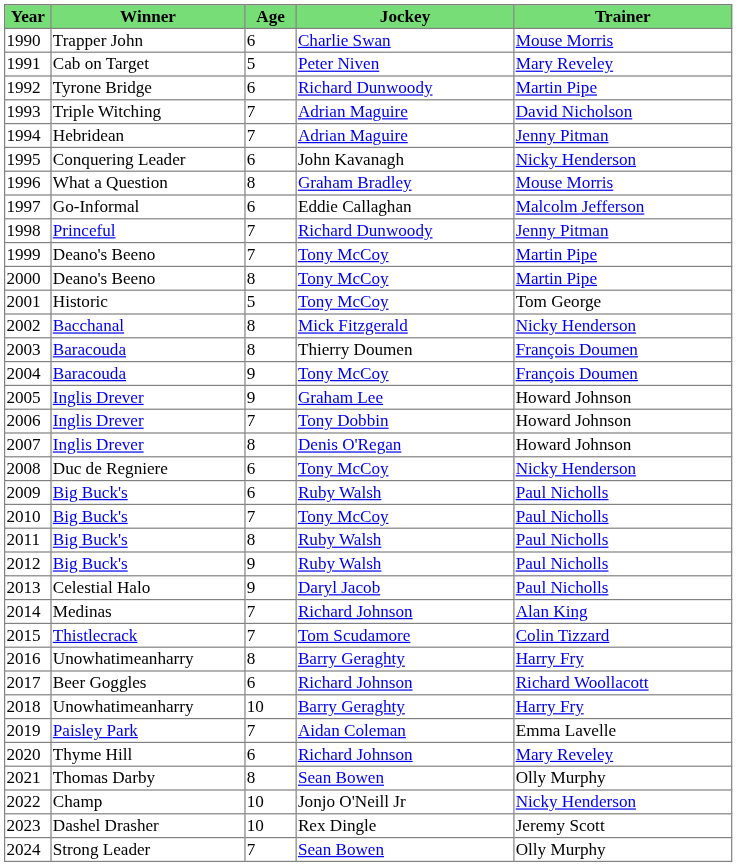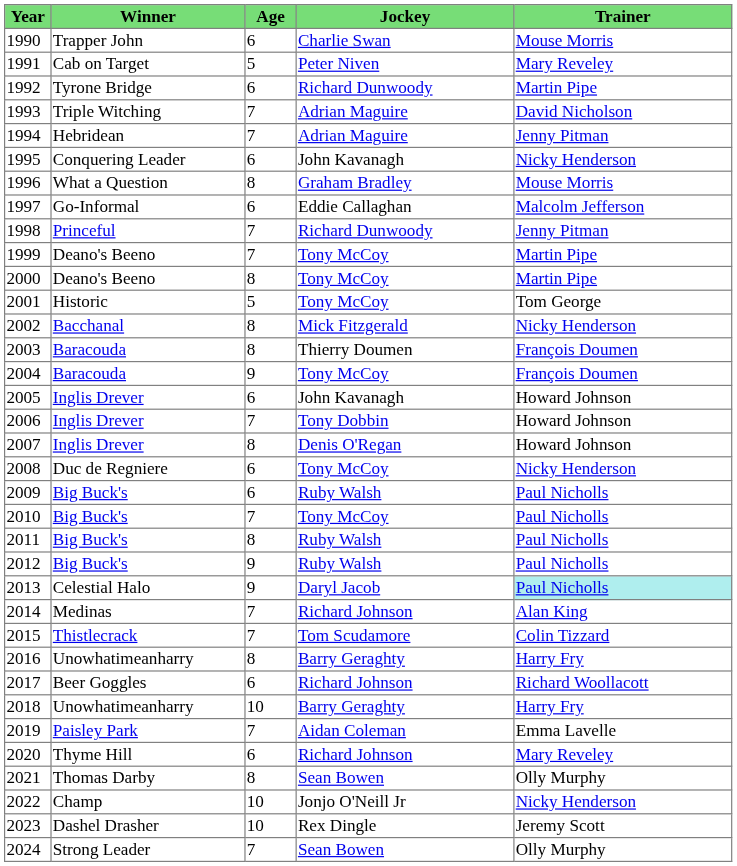(251, 397) 9 -> (251, 397) 6
(340, 397) Graham Lee -> (351, 397) John Kavanagh
(562, 587) no background -> (562, 587) paleturquoise background
